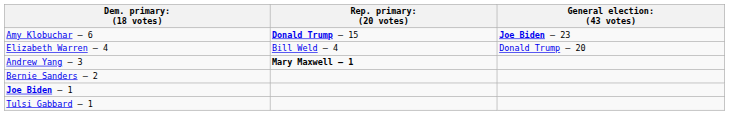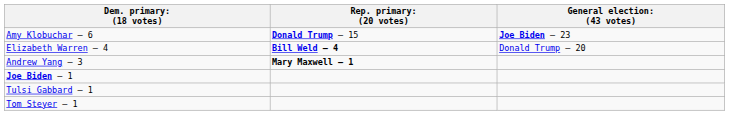(305, 49) normal -> (305, 49) bold
- row: (52, 76)
+ row: (42, 104)
